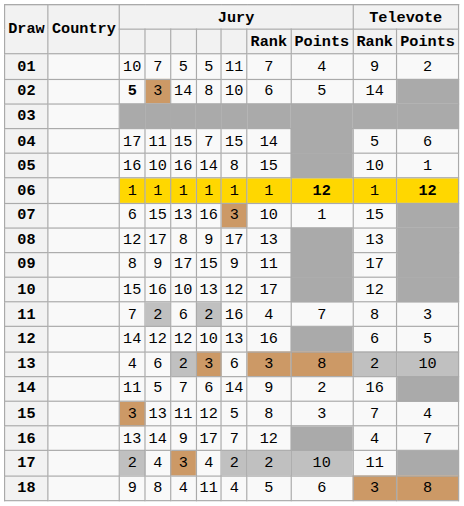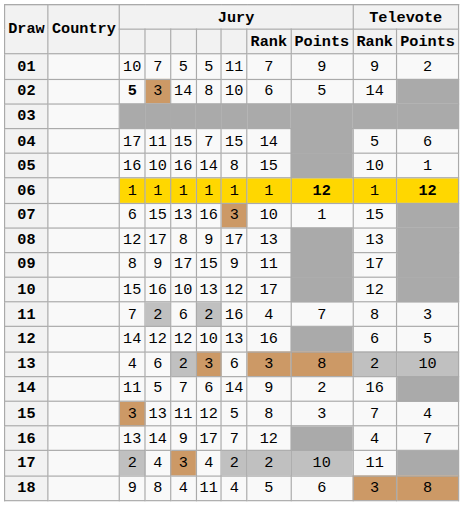(322, 67) 4 -> (322, 67) 9
